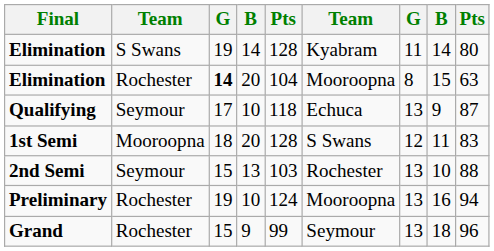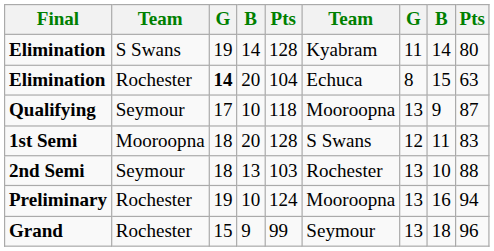(351, 79) Mooroopna -> (334, 79) Echuca
(334, 110) Echuca -> (351, 110) Mooroopna
(223, 170) 15 -> (223, 170) 18
